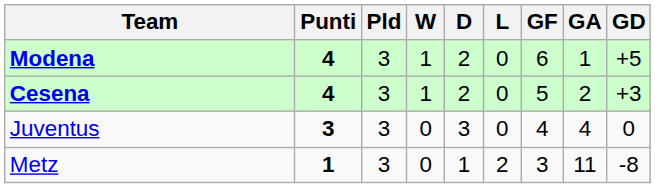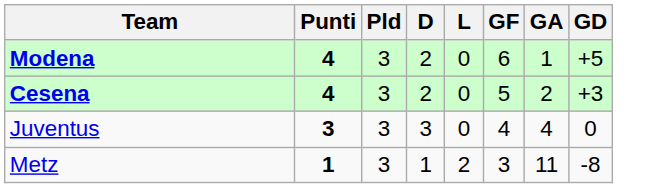- column: (426, 22)
